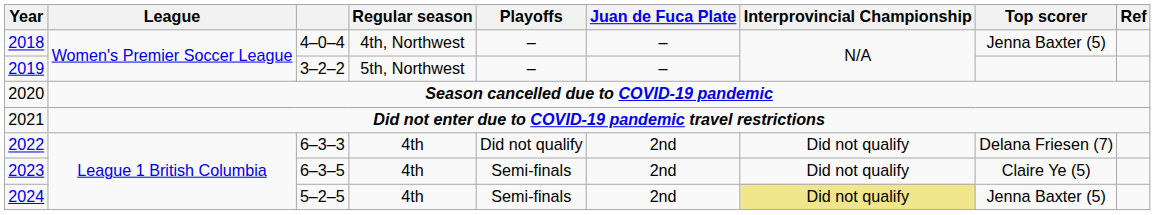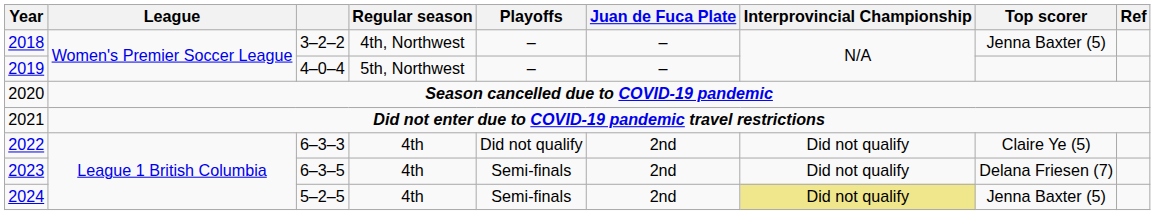(322, 42) 4–0–4 -> (322, 42) 3–2–2
(322, 68) 3–2–2 -> (322, 68) 4–0–4
(1046, 145) Delana Friesen (7) -> (1046, 145) Claire Ye (5)
(1046, 171) Claire Ye (5) -> (1046, 171) Delana Friesen (7)
